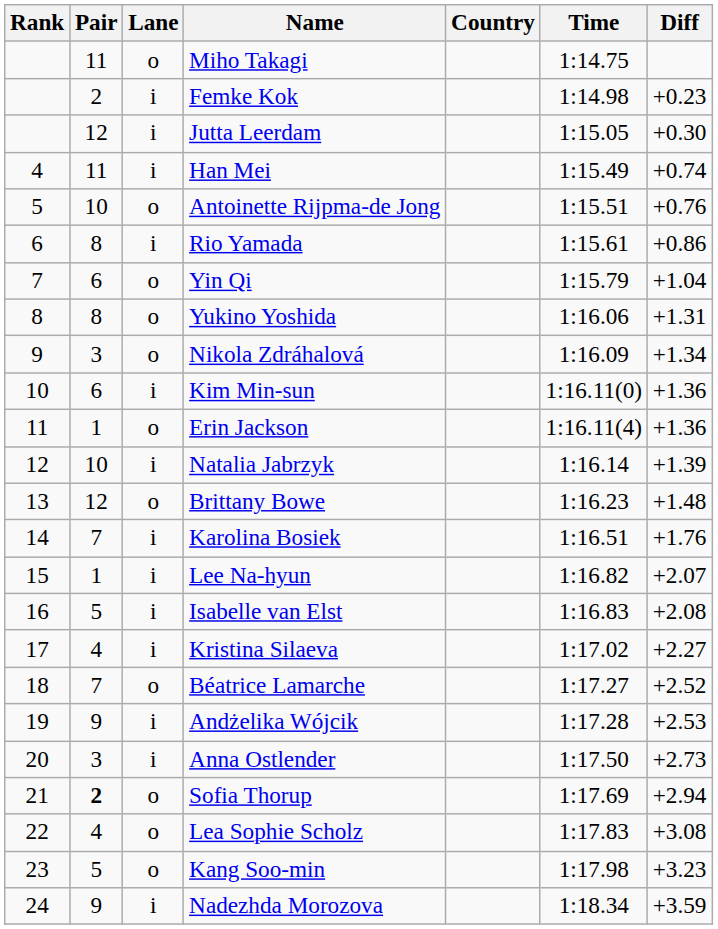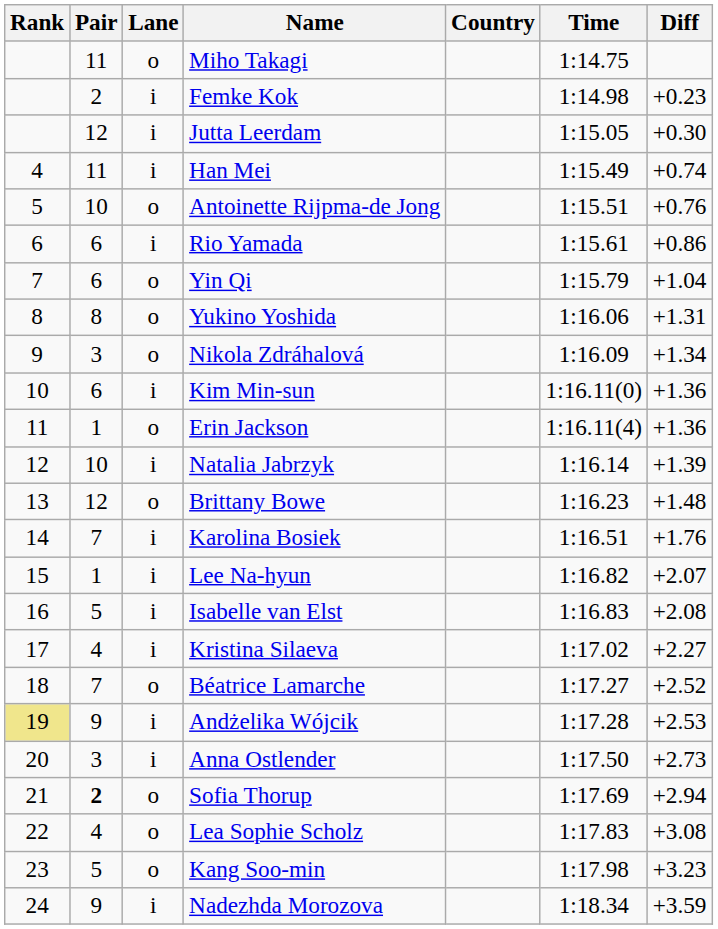(96, 243) 8 -> (96, 243) 6
(37, 721) no background -> (37, 721) khaki background
